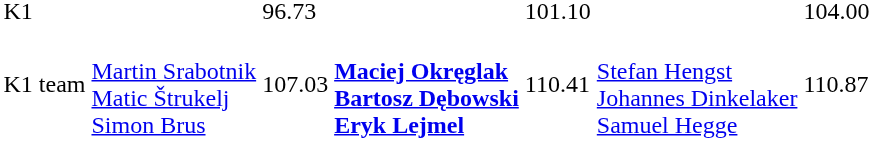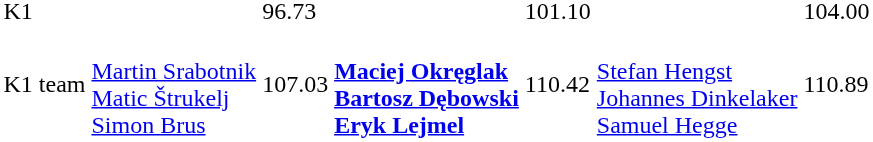(557, 84) 110.41 -> (557, 84) 110.42
(836, 84) 110.87 -> (836, 84) 110.89
